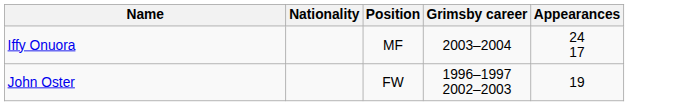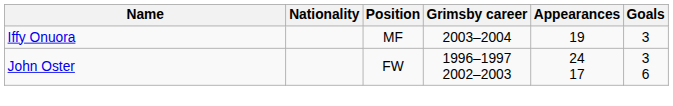+ column: (646, 15)
(577, 44) 24 17 -> (577, 37) 19
(577, 82) 19 -> (577, 66) 24 17
